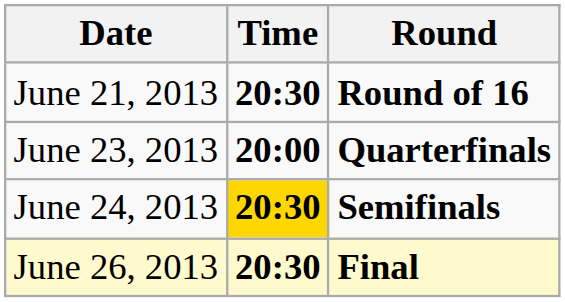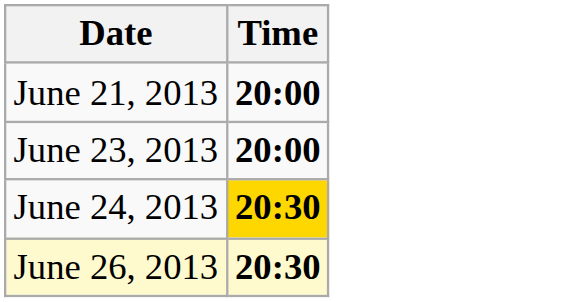- column: (444, 33)
(278, 91) 20:30 -> (278, 91) 20:00
